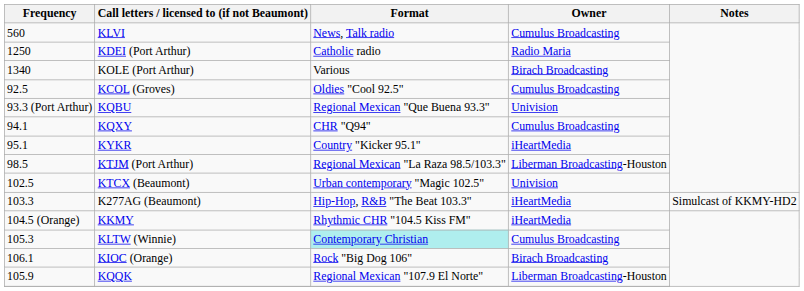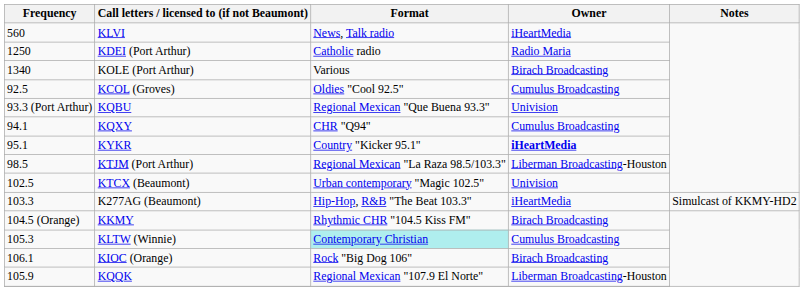(565, 32) Cumulus Broadcasting -> (541, 32) iHeartMedia
(541, 145) normal -> (544, 145) bold
(541, 220) iHeartMedia -> (560, 220) Birach Broadcasting
